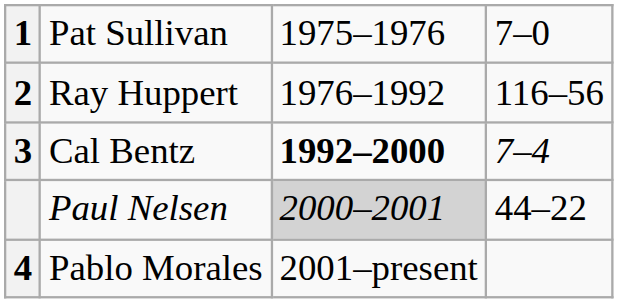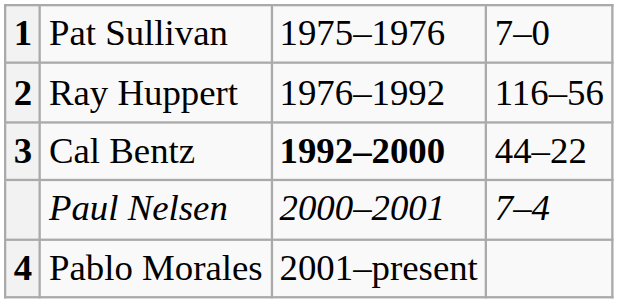(522, 150) 7–4 -> (541, 150) 44–22
(362, 208) lightgrey background -> (362, 208) no background
(541, 208) 44–22 -> (522, 208) 7–4
